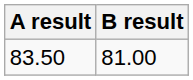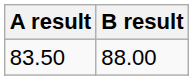(129, 57) 81.00 -> (129, 57) 88.00
